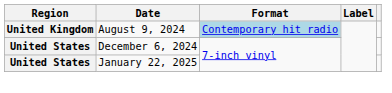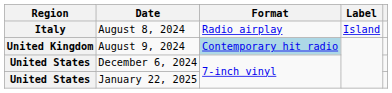+ row: (142, 30)
